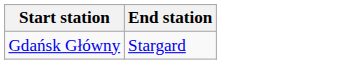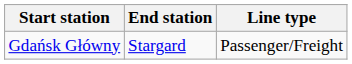+ column: (282, 18)
